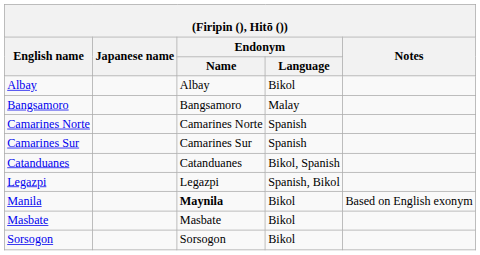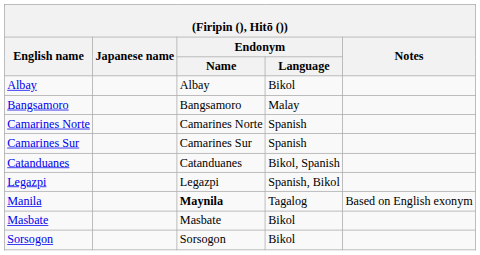(282, 201) Bikol -> (288, 201) Tagalog
